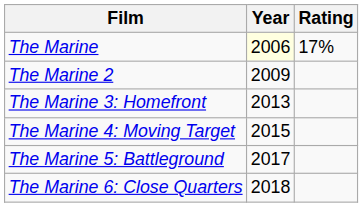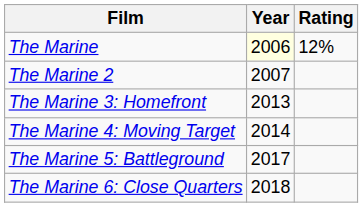(316, 46) 17% -> (316, 46) 12%
(271, 74) 2009 -> (271, 74) 2007
(271, 131) 2015 -> (271, 131) 2014
